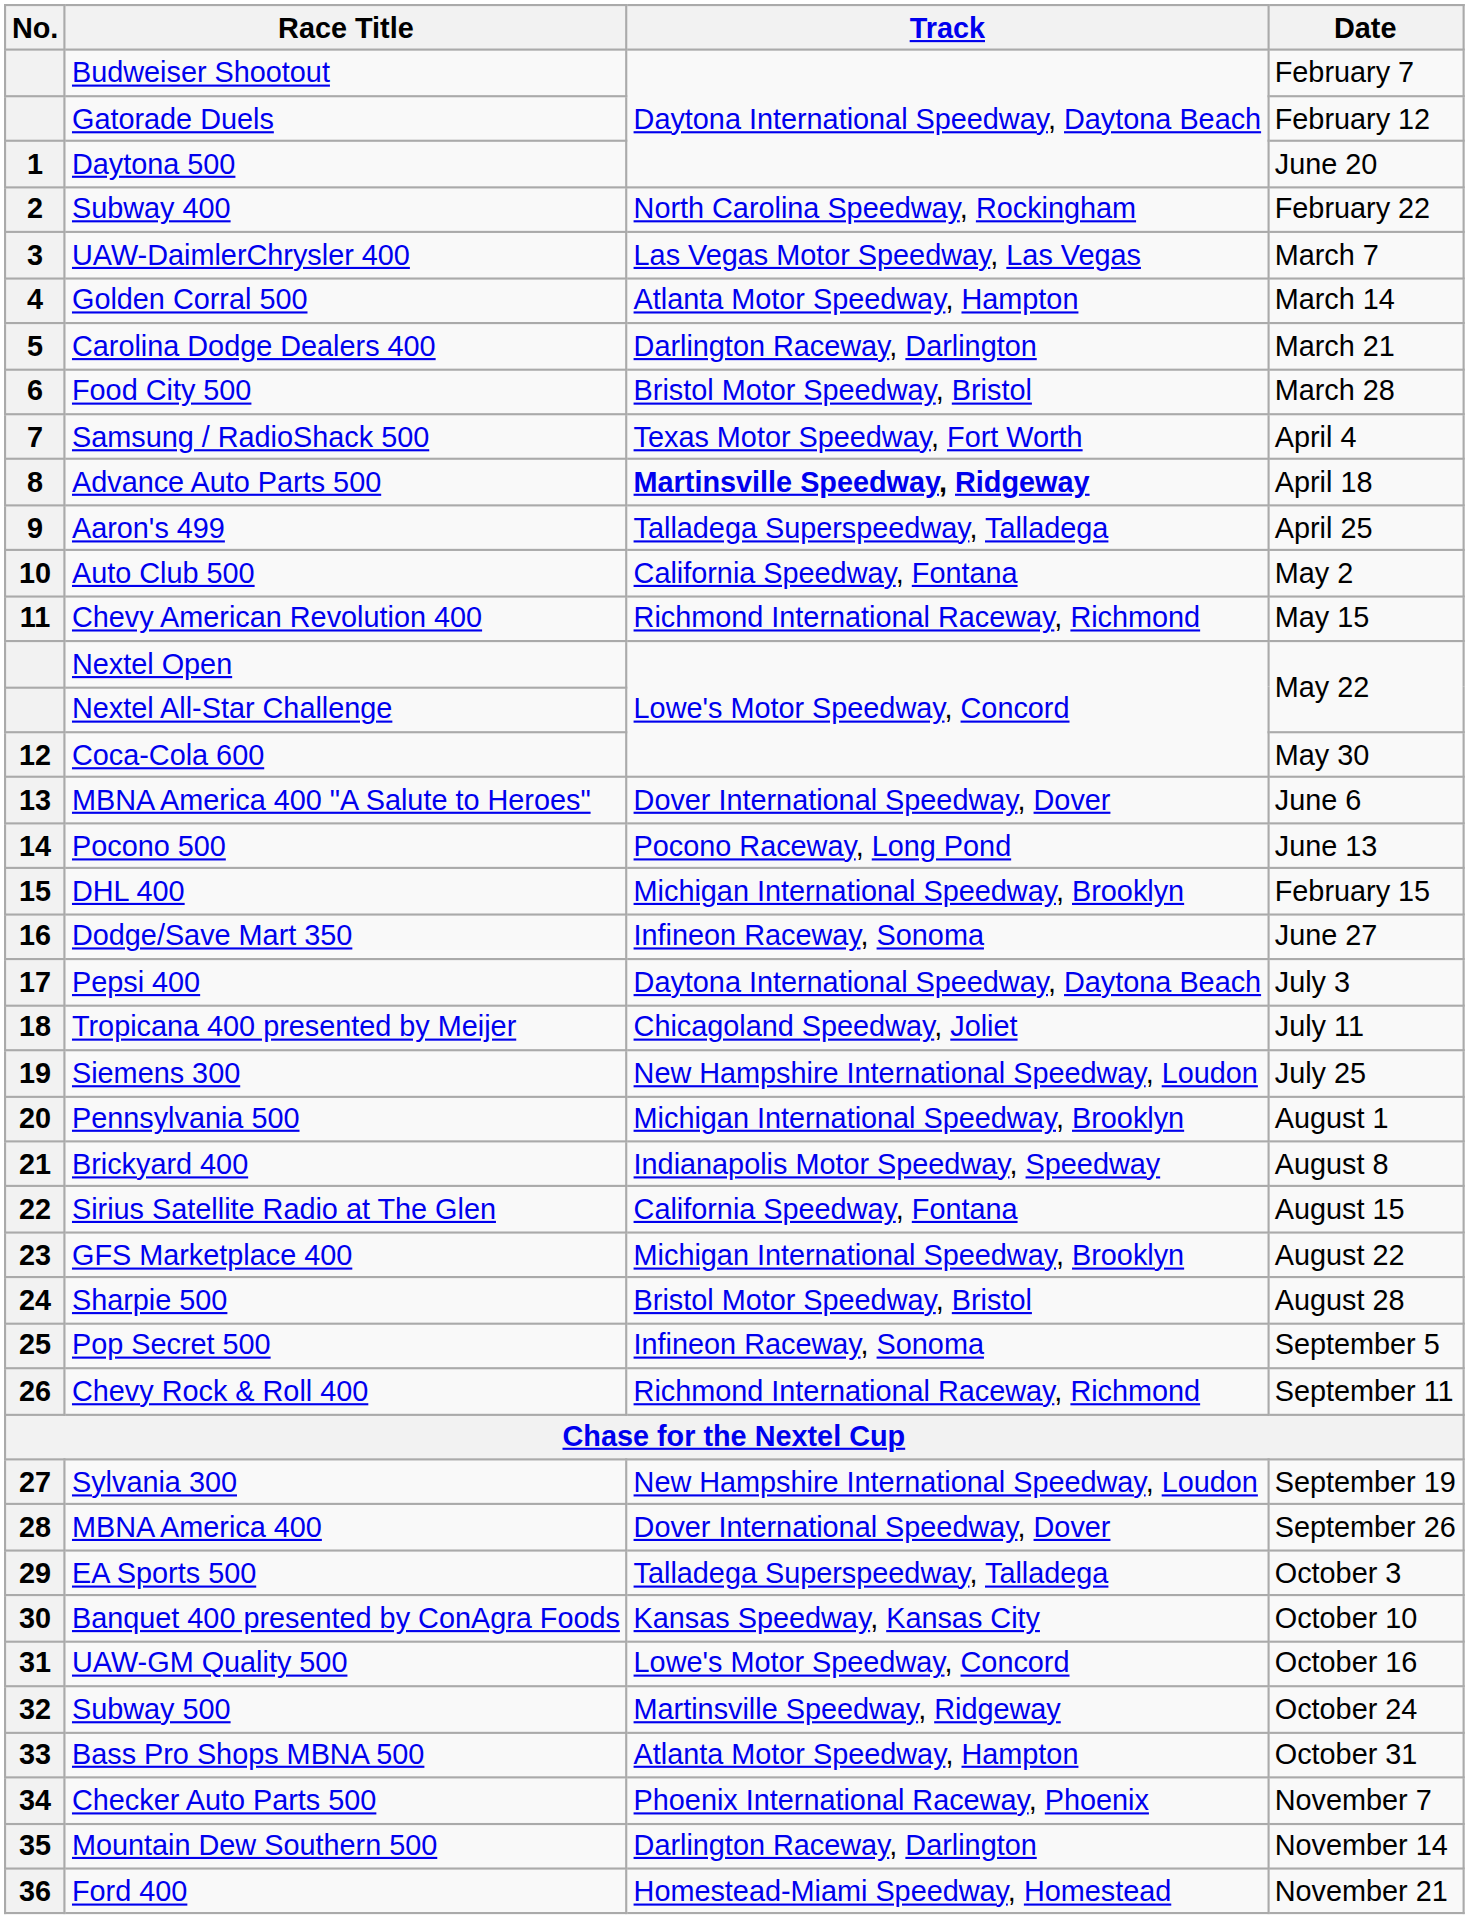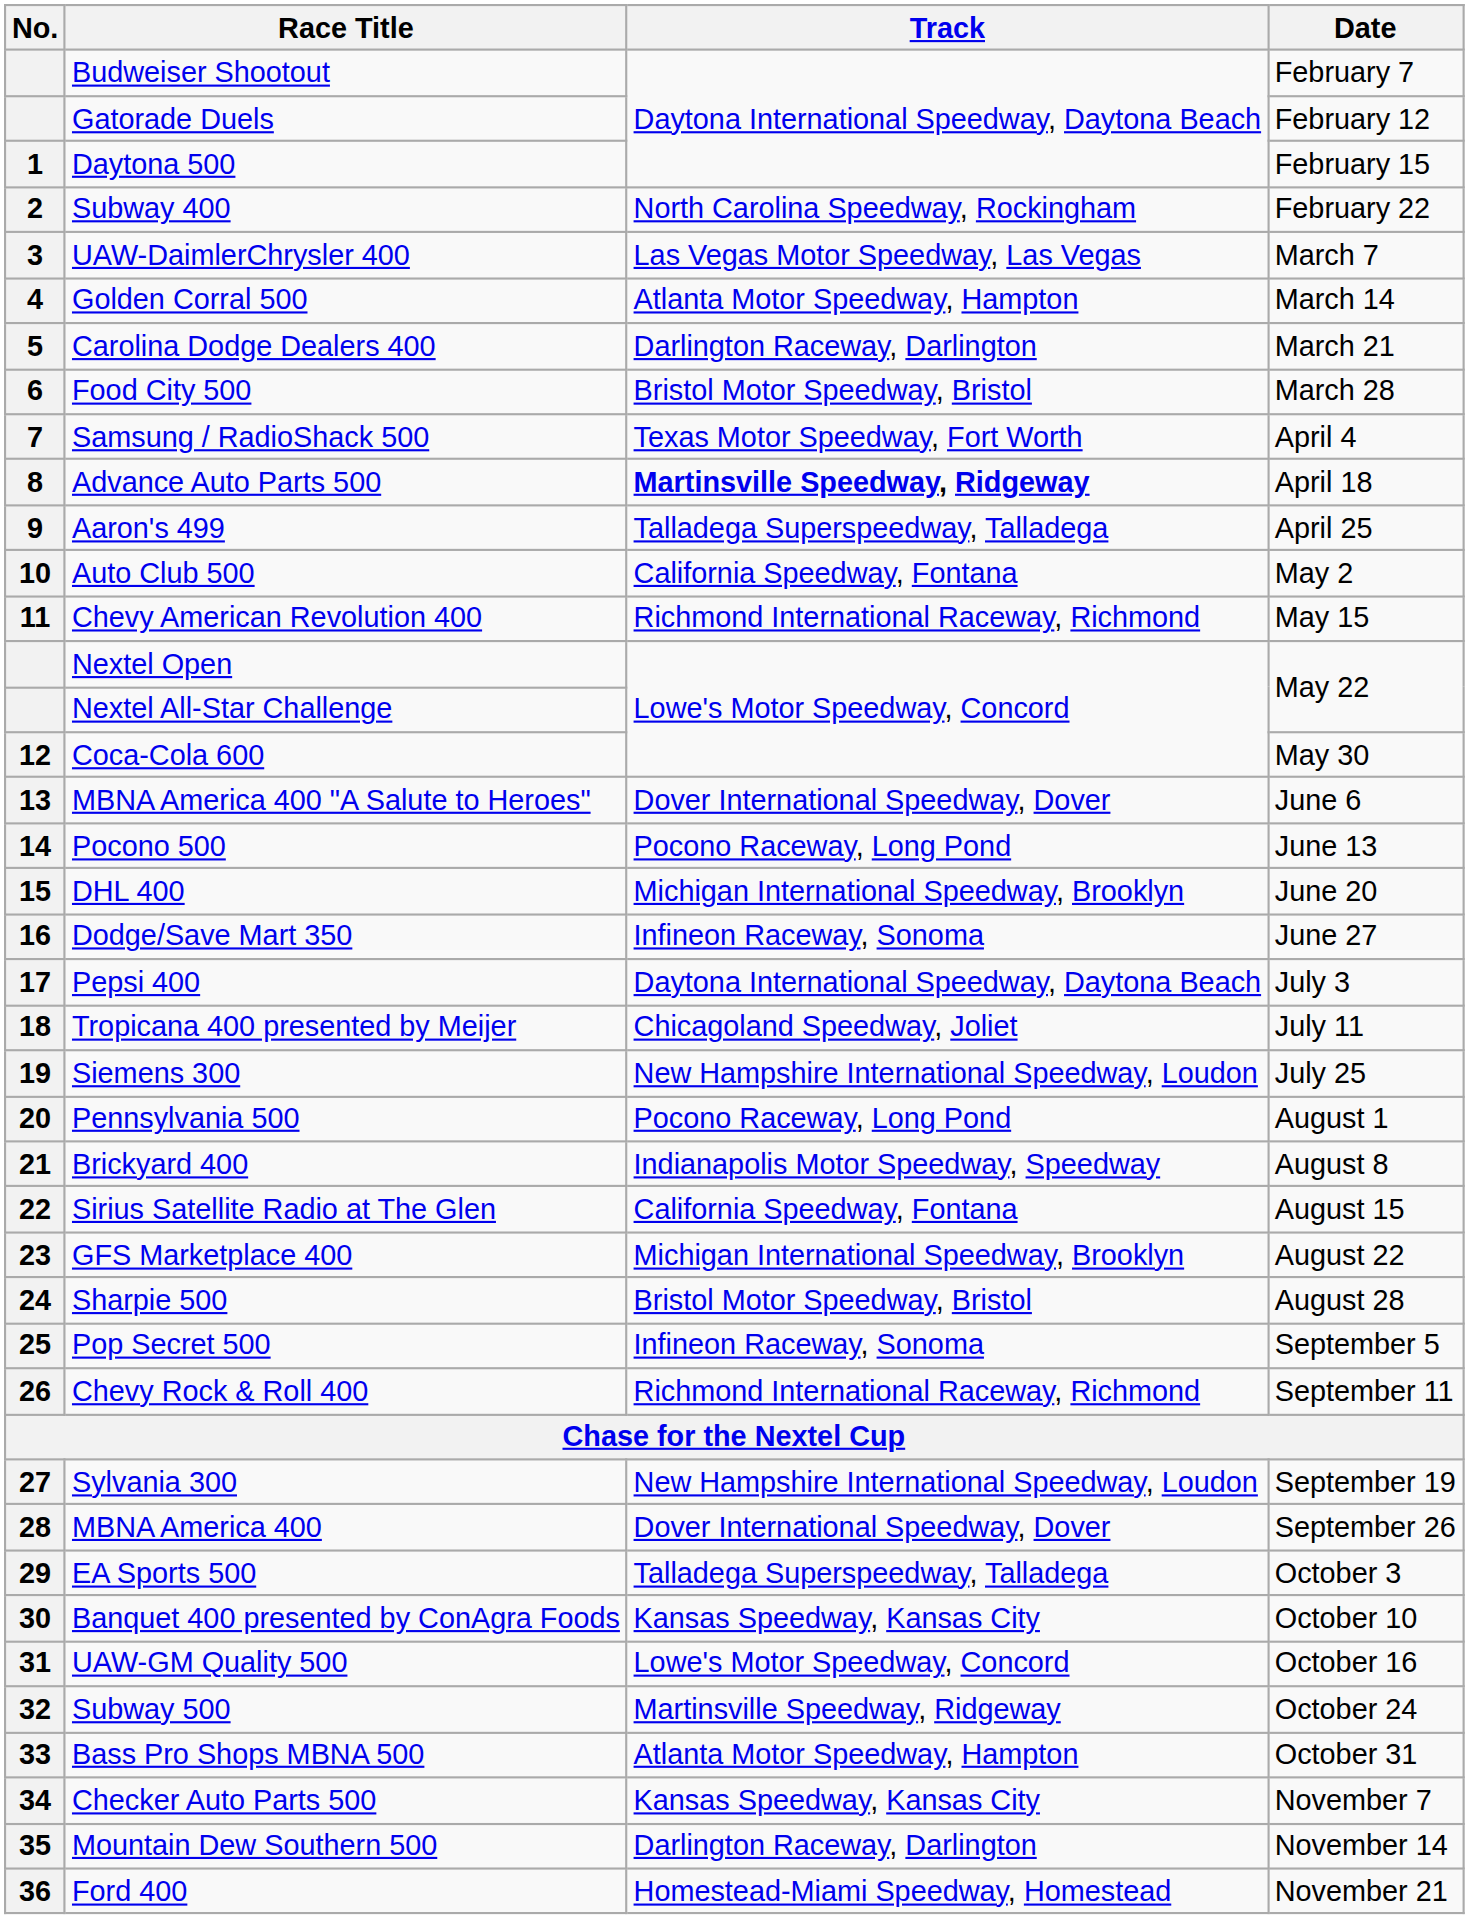(1326, 164) June 20 -> (1352, 164) February 15
(1352, 891) February 15 -> (1326, 891) June 20
(909, 1118) Michigan International Speedway, Brooklyn -> (822, 1118) Pocono Raceway, Long Pond
(891, 1800) Phoenix International Raceway, Phoenix -> (837, 1800) Kansas Speedway, Kansas City
